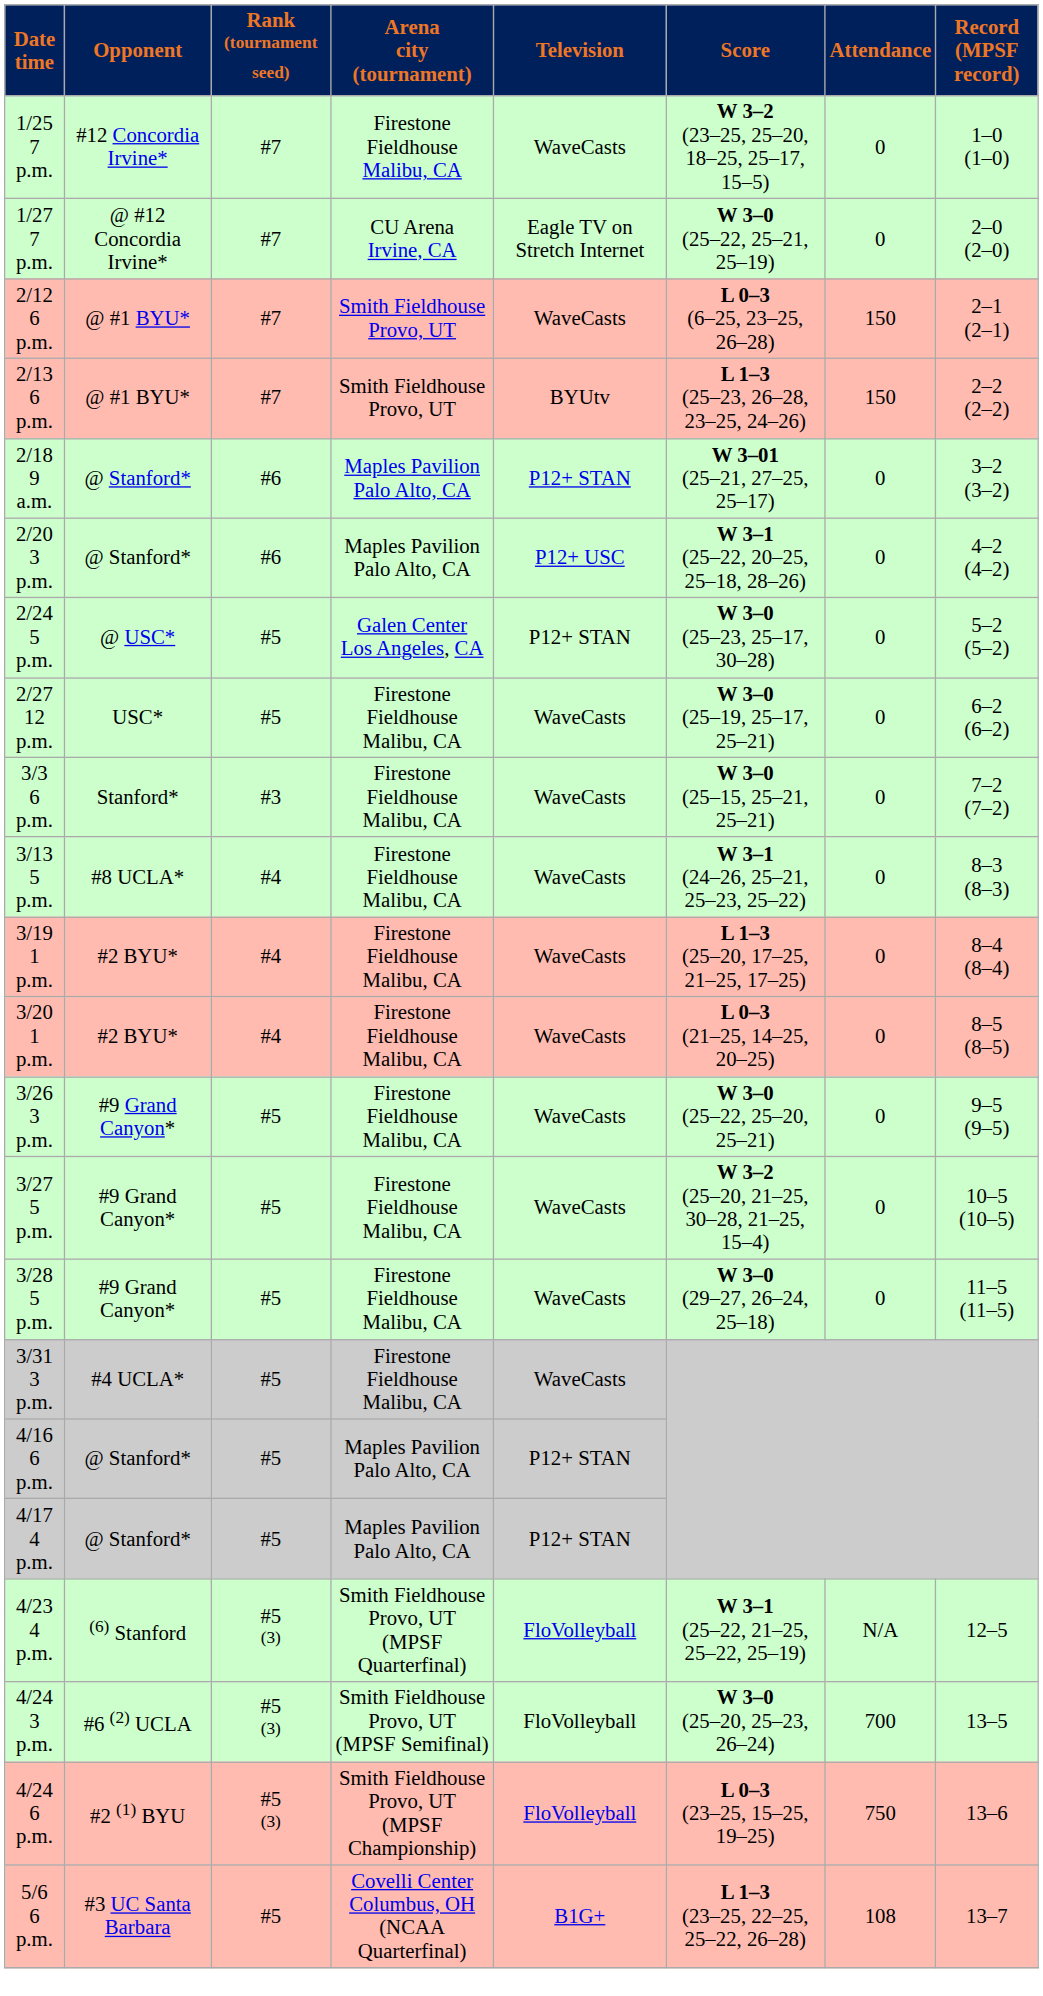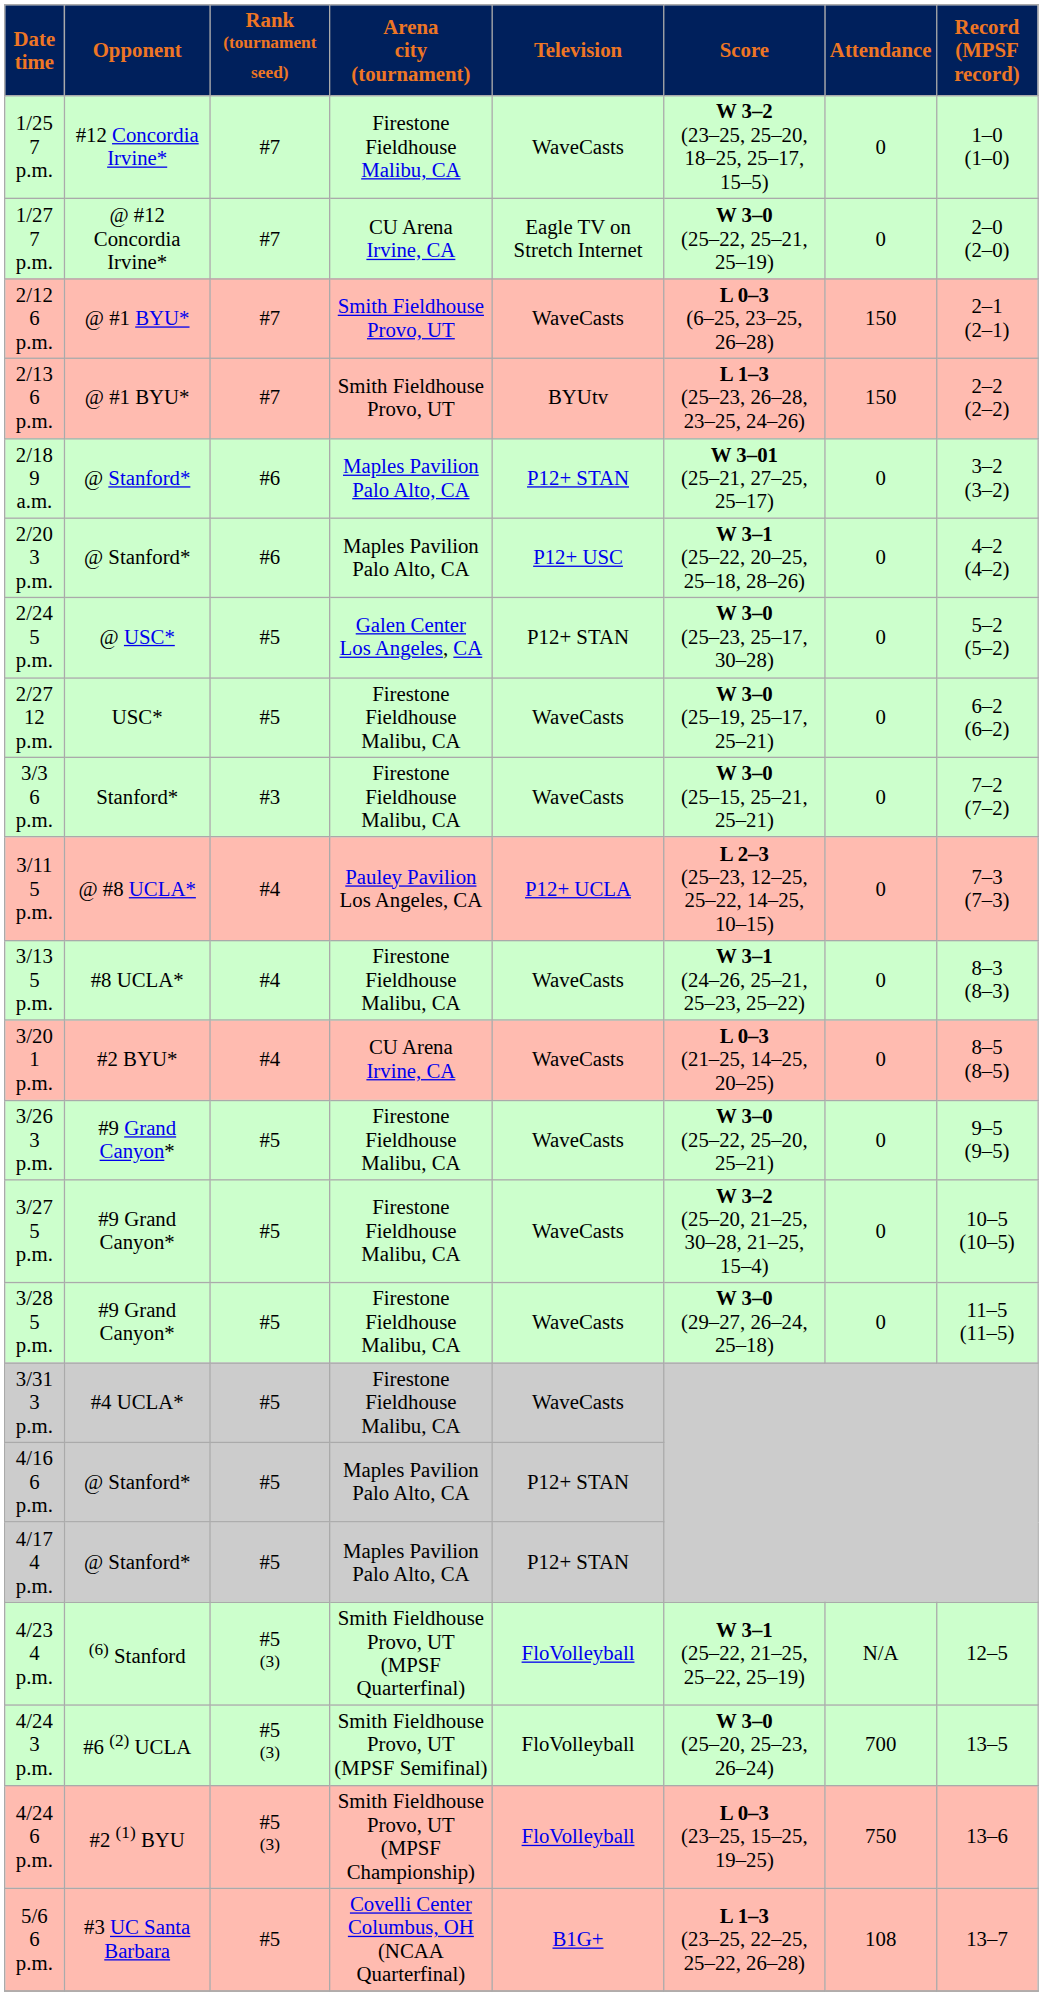+ row: (34, 888)
- row: (34, 956)
(412, 1036) Firestone Fieldhouse Malibu, CA -> (411, 1059) CU Arena Irvine, CA
